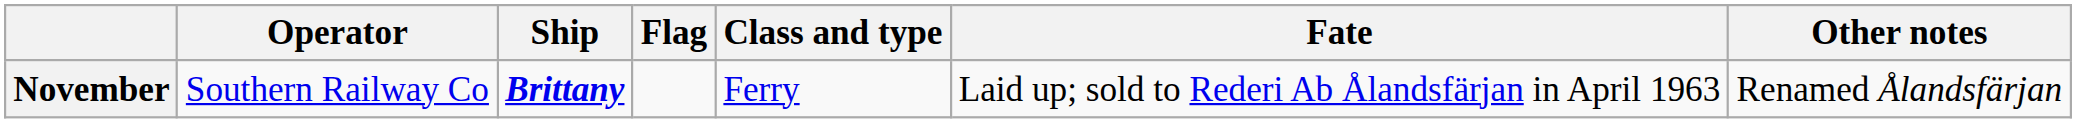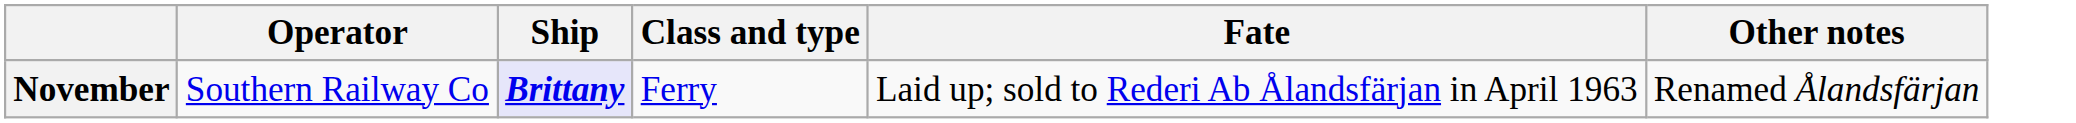- column: (674, 32)
(565, 88) no background -> (565, 88) lavender background
